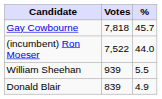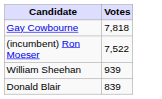- column: (145, 12)
